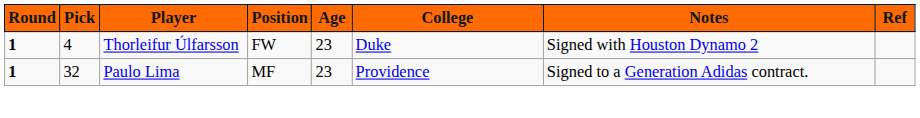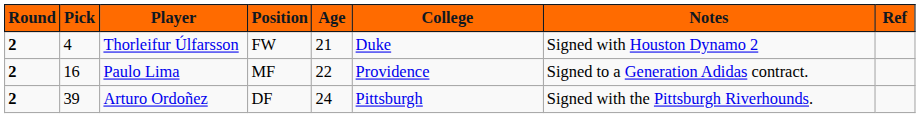(12, 45) 1 -> (12, 45) 2
(324, 45) 23 -> (324, 45) 21
(12, 72) 1 -> (12, 72) 2
(72, 72) 32 -> (72, 72) 16
(324, 72) 23 -> (324, 72) 22
+ row: (156, 99)
